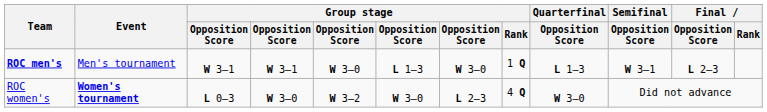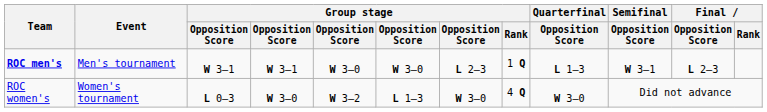(408, 69) L 1–3 -> (408, 69) W 3–0
(471, 69) W 3–0 -> (471, 69) L 2–3
(108, 92) bold -> (108, 92) normal
(408, 99) W 3–0 -> (408, 99) L 1–3
(471, 99) L 2–3 -> (471, 99) W 3–0
